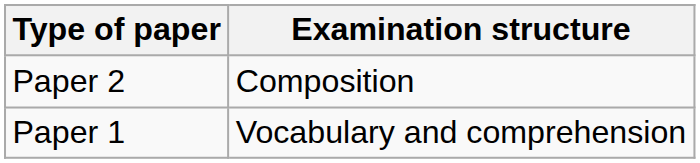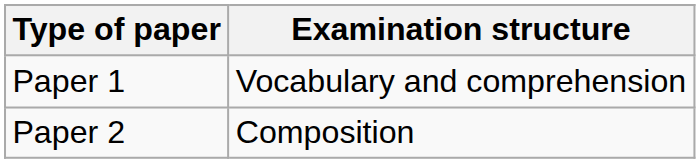rows swapped: (69, 132) <-> (69, 81)
